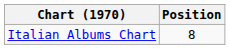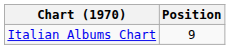(192, 35) 8 -> (192, 35) 9
